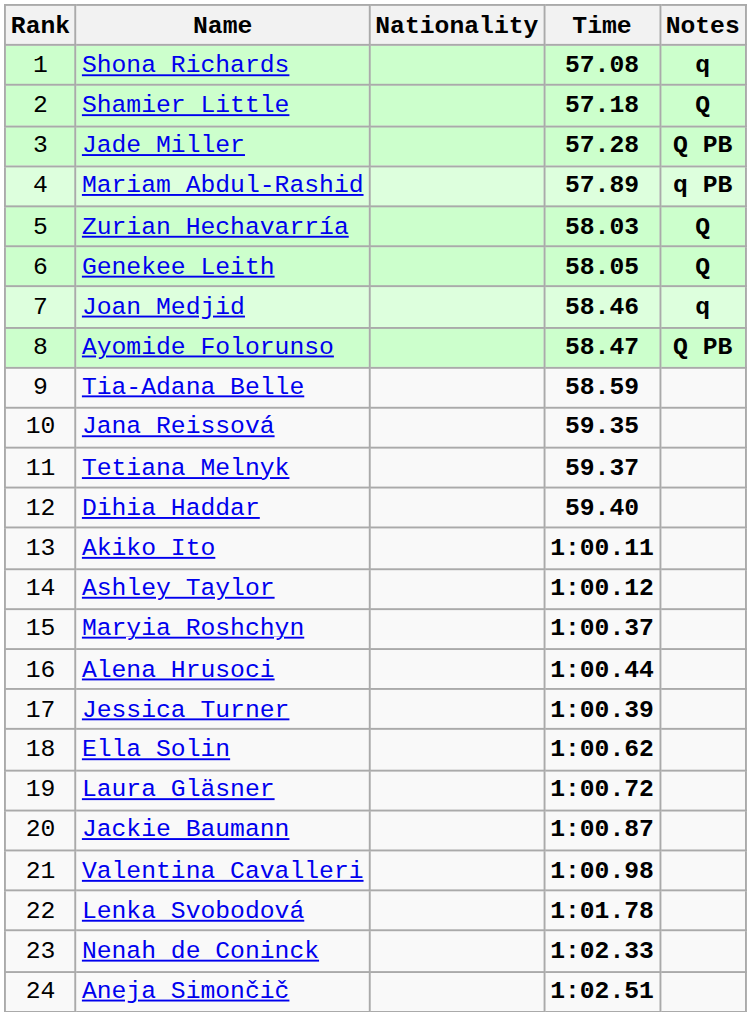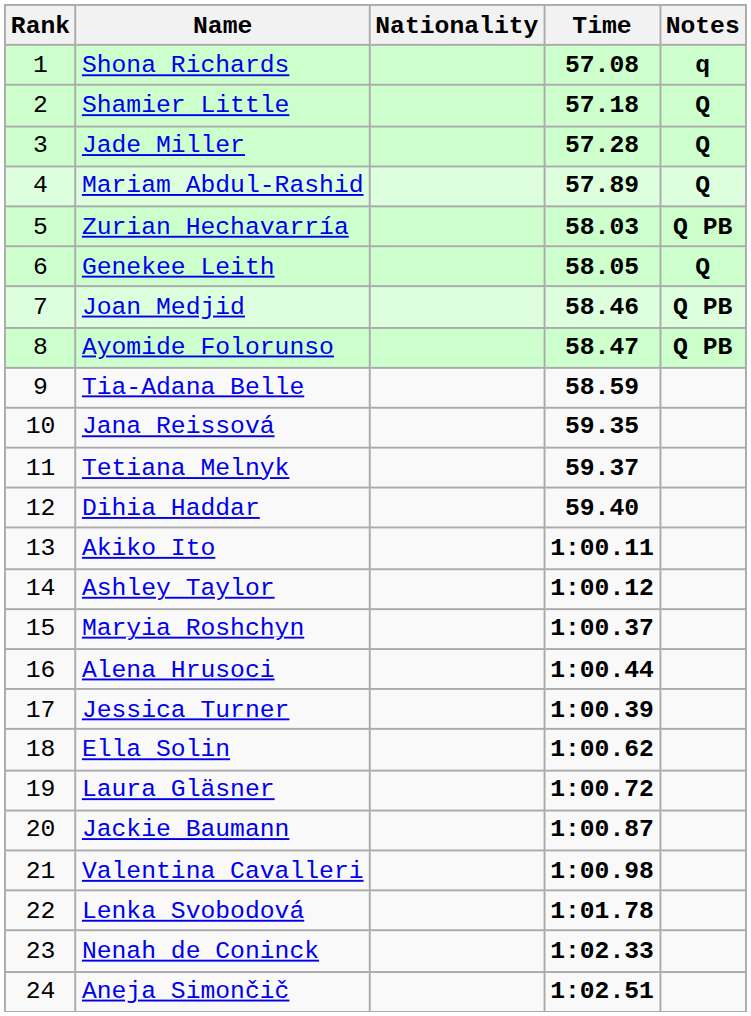(703, 146) Q PB -> (703, 146) Q
(703, 186) q PB -> (703, 186) Q
(703, 226) Q -> (703, 226) Q PB
(703, 307) q -> (703, 307) Q PB
